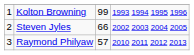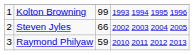(103, 42) 57 -> (103, 42) 59
